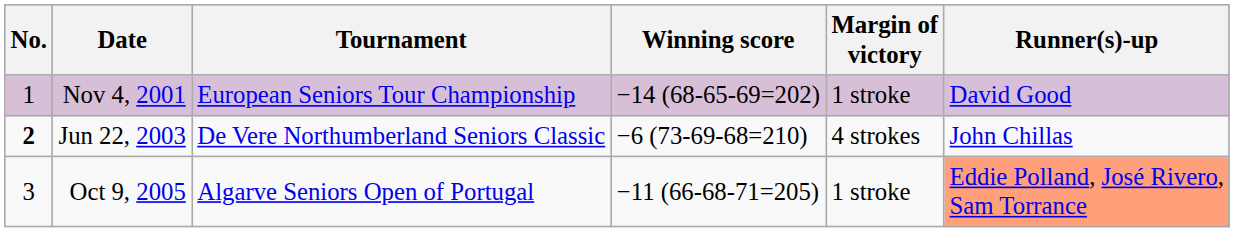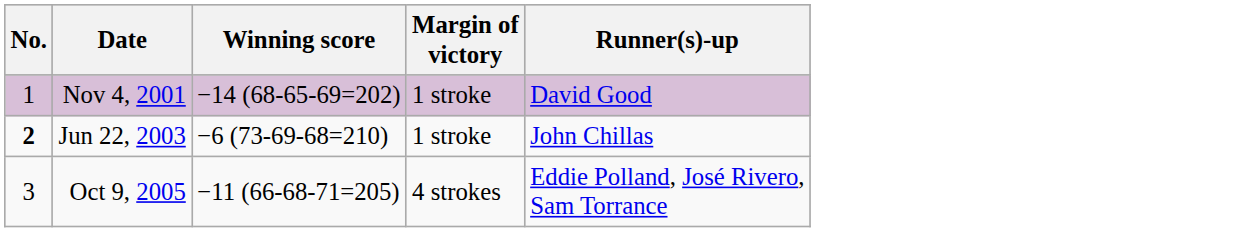- column: (401, 39)
(876, 136) 4 strokes -> (452, 136) 1 stroke
(871, 191) 1 stroke -> (456, 191) 4 strokes
(1087, 191) lightsalmon background -> (667, 191) no background
